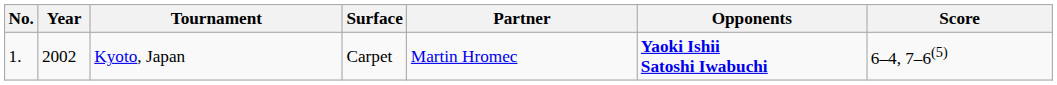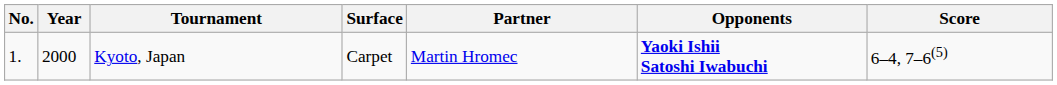(59, 55) 2002 -> (59, 55) 2000
